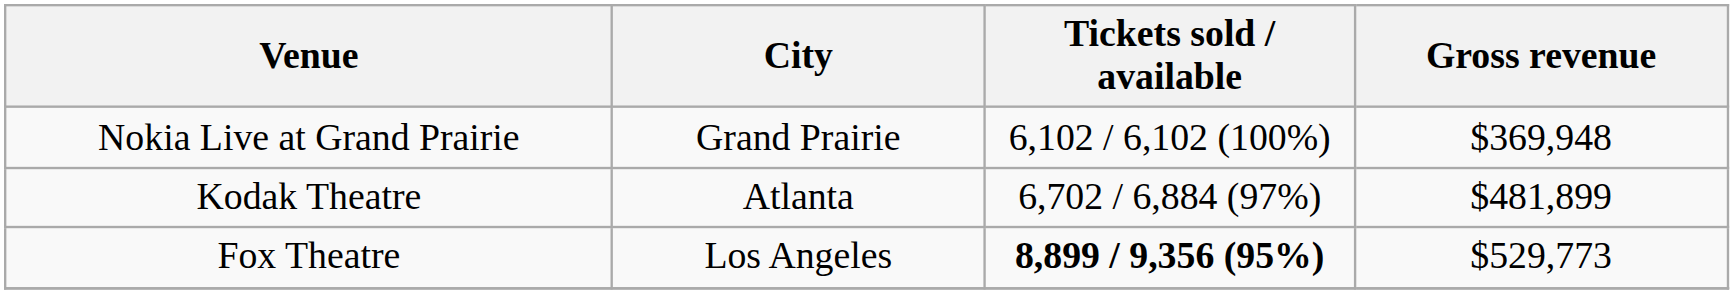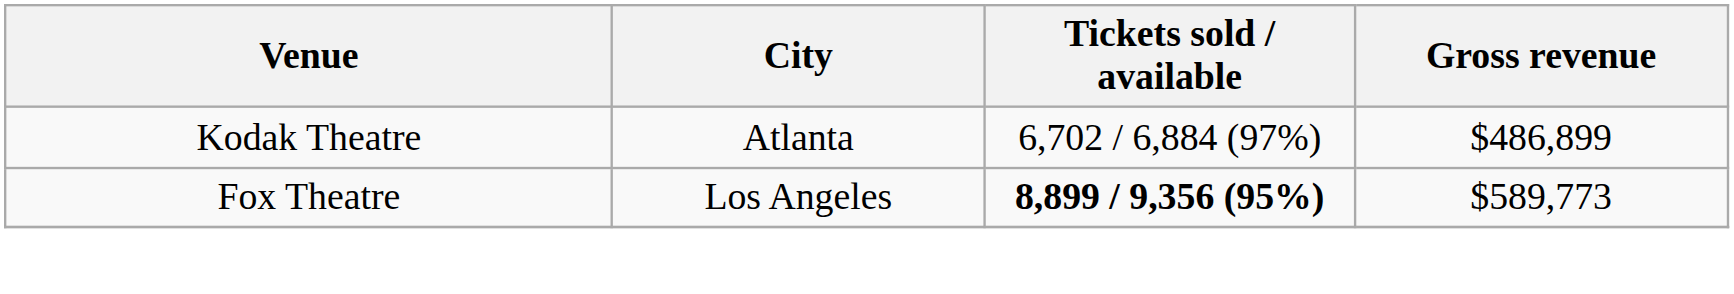- row: (309, 136)
(1541, 196) $481,899 -> (1541, 136) $486,899
(1541, 256) $529,773 -> (1541, 196) $589,773
